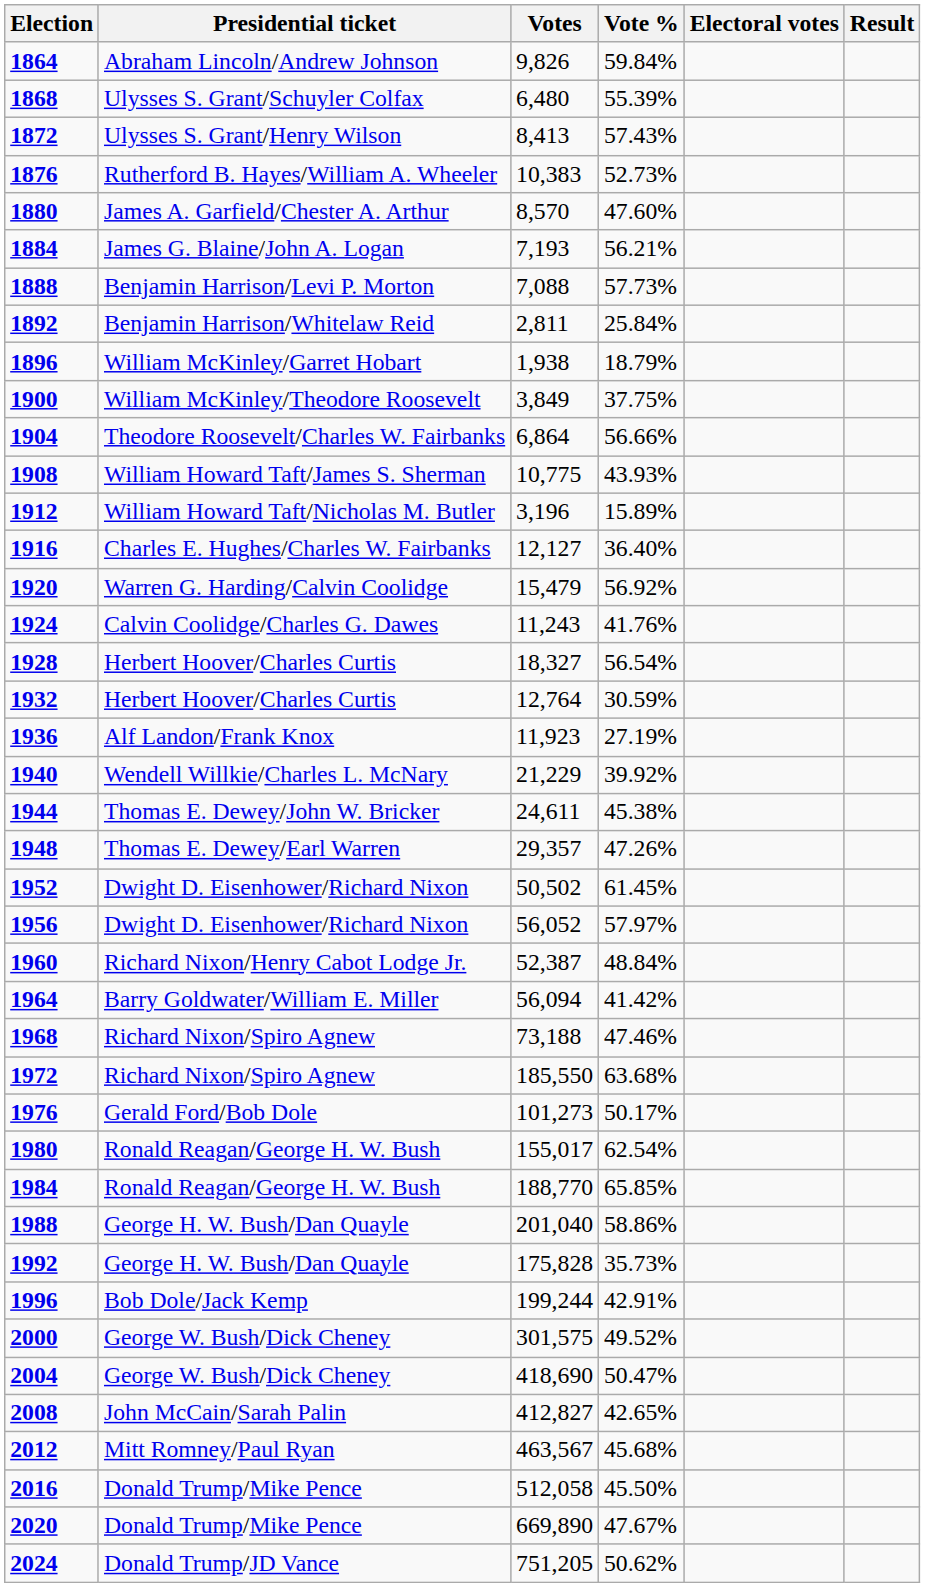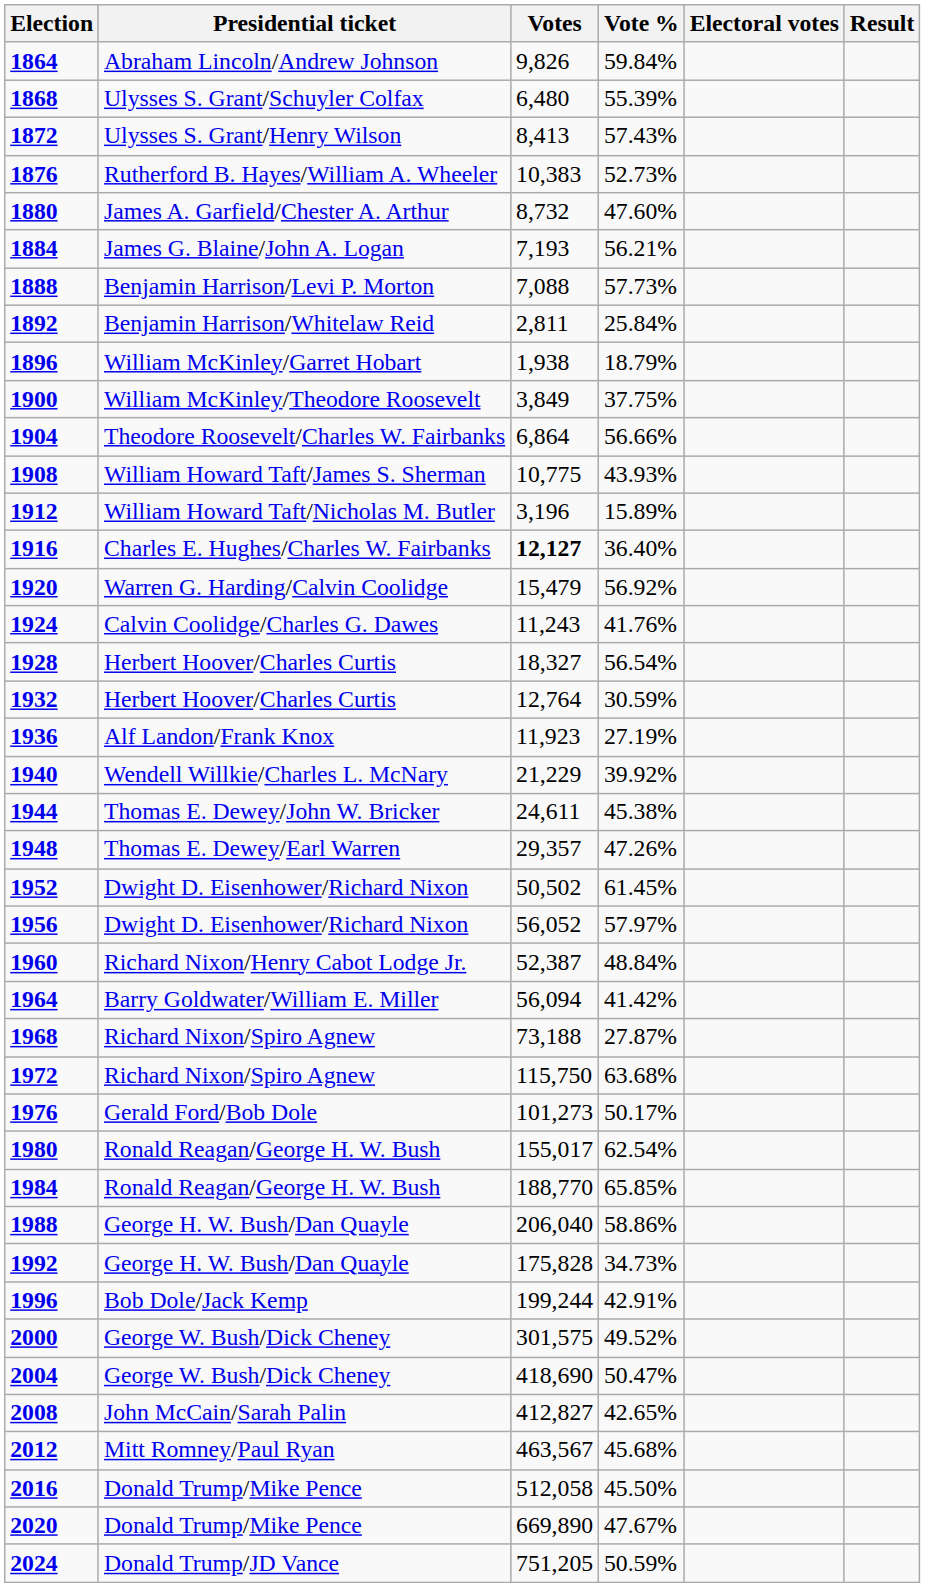(543, 211) 8,570 -> (543, 211) 8,732
(549, 549) normal -> (549, 549) bold
(640, 1037) 47.46% -> (640, 1037) 27.87%
(555, 1074) 185,550 -> (554, 1074) 115,750
(555, 1225) 201,040 -> (555, 1225) 206,040
(640, 1262) 35.73% -> (640, 1262) 34.73%
(640, 1563) 50.62% -> (640, 1563) 50.59%
